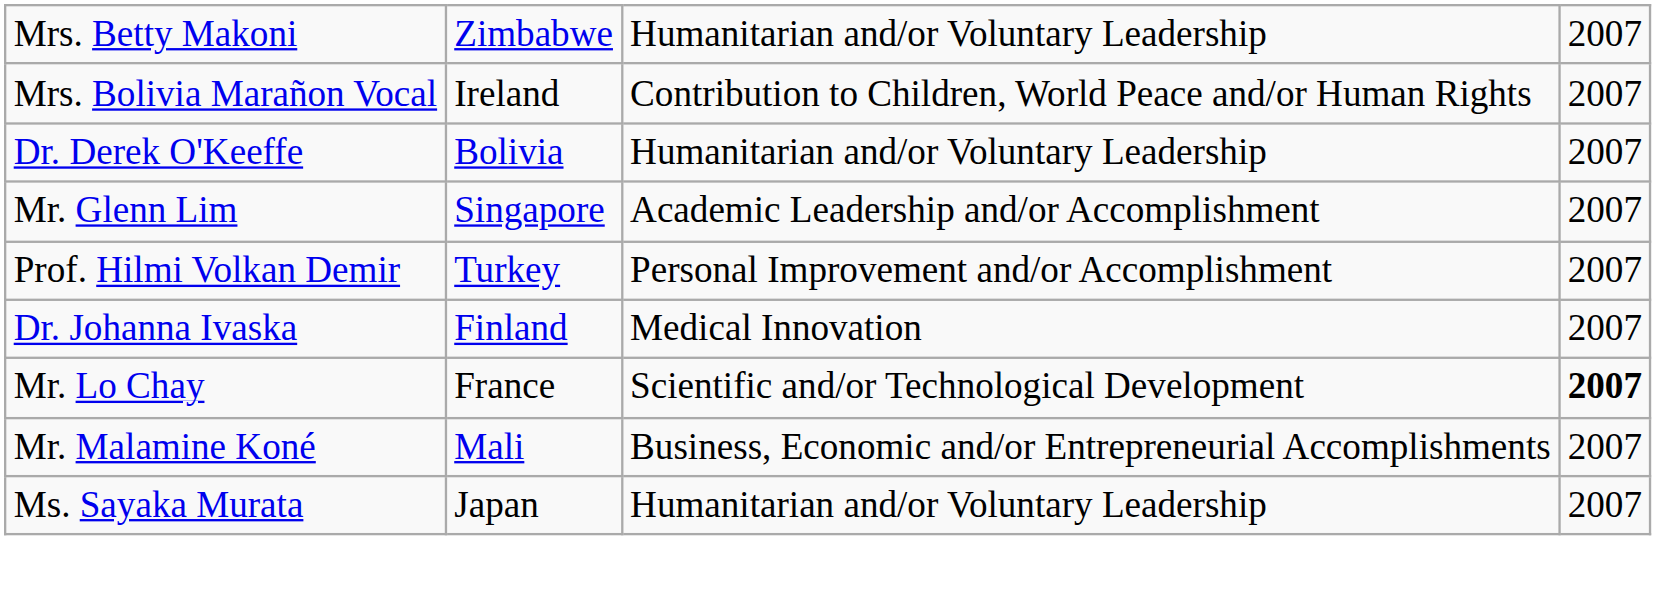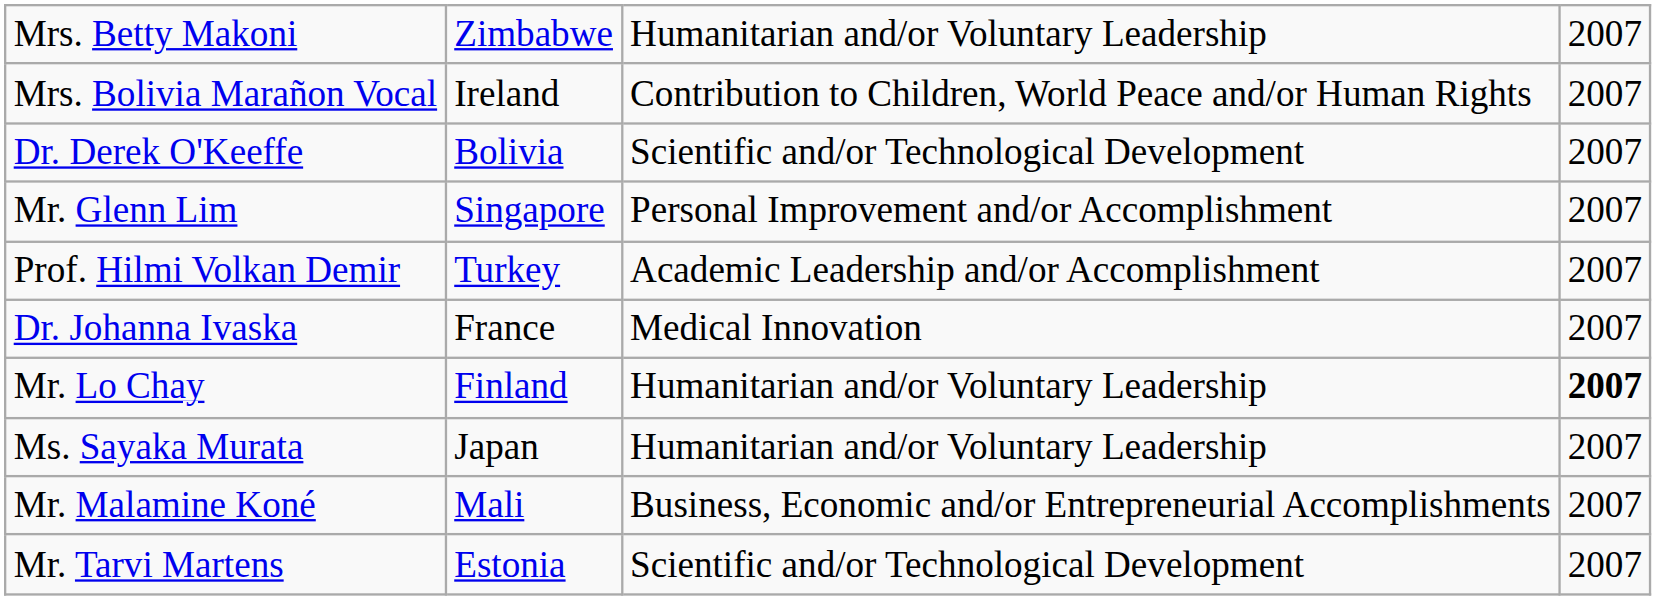(948, 151) Humanitarian and/or Voluntary Leadership -> (967, 151) Scientific and/or Technological Development
(975, 210) Academic Leadership and/or Accomplishment -> (981, 210) Personal Improvement and/or Accomplishment
(981, 269) Personal Improvement and/or Accomplishment -> (975, 269) Academic Leadership and/or Accomplishment
(511, 328) Finland -> (505, 328) France
(505, 387) France -> (511, 387) Finland
(967, 387) Scientific and/or Technological Development -> (948, 387) Humanitarian and/or Voluntary Leadership
rows swapped: (165, 446) <-> (159, 504)
+ row: (149, 563)
